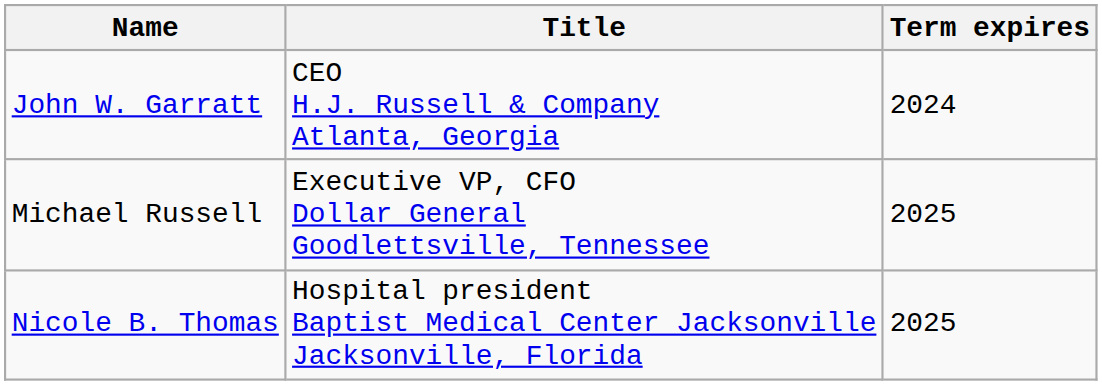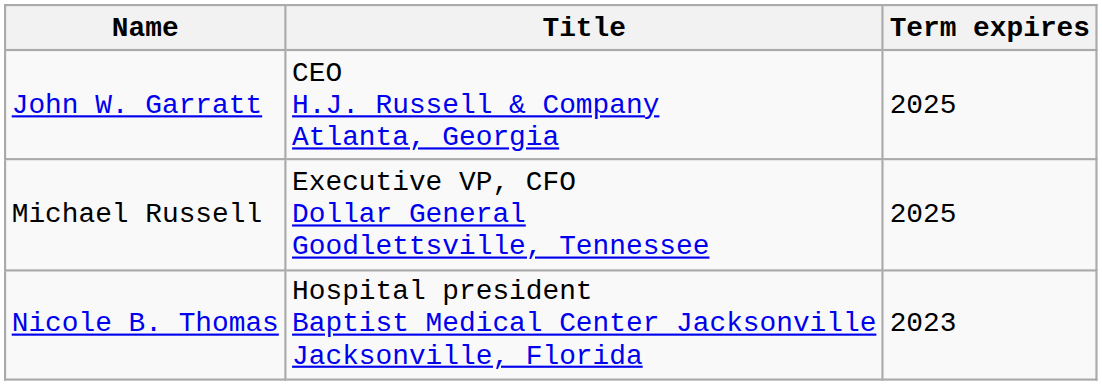(923, 105) 2024 -> (923, 105) 2025
(923, 324) 2025 -> (923, 324) 2023
